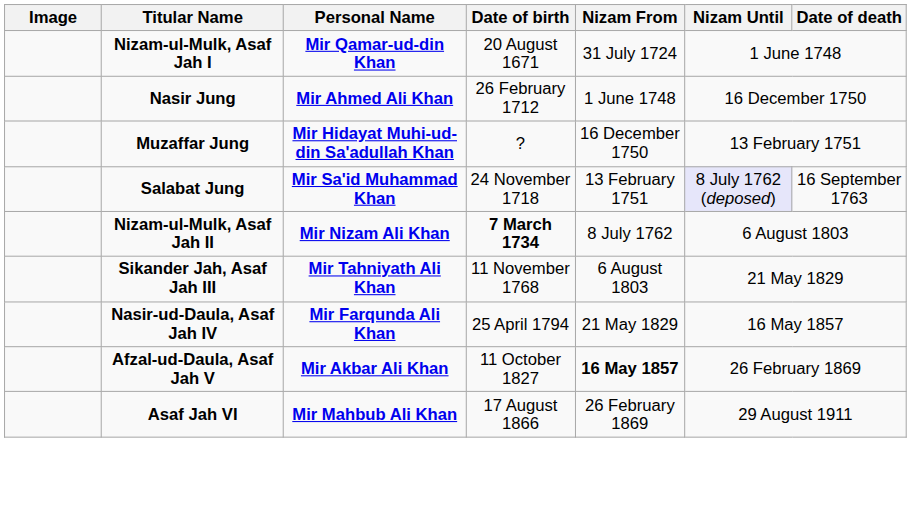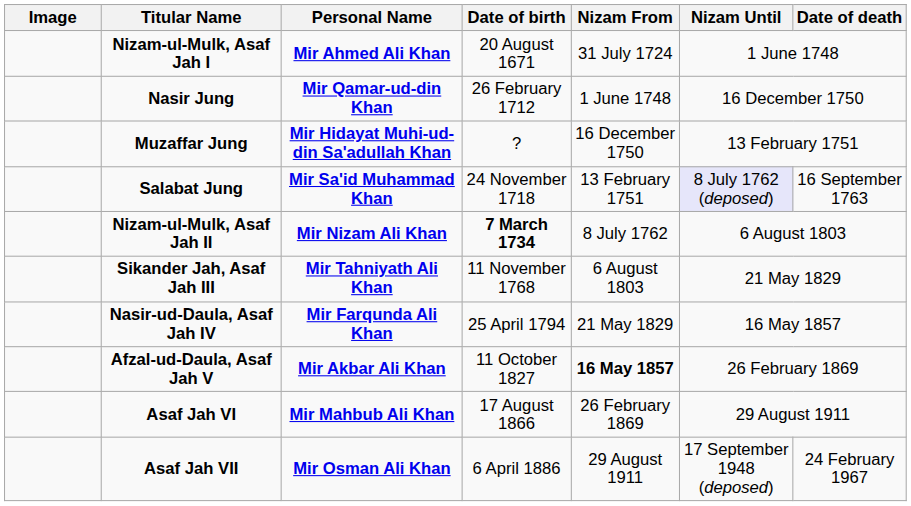(375, 53) Mir Qamar-ud-din Khan -> (372, 53) Mir Ahmed Ali Khan
(375, 98) Mir Ahmed Ali Khan -> (372, 98) Mir Qamar-ud-din Khan
+ row: (191, 468)
